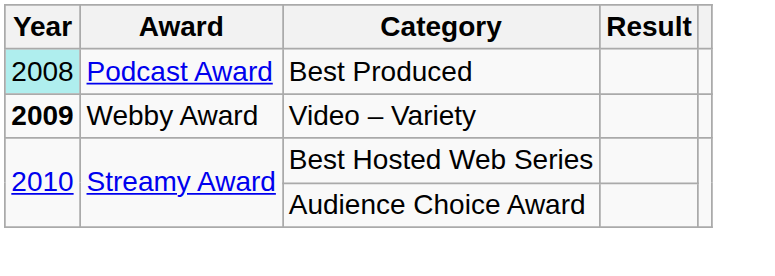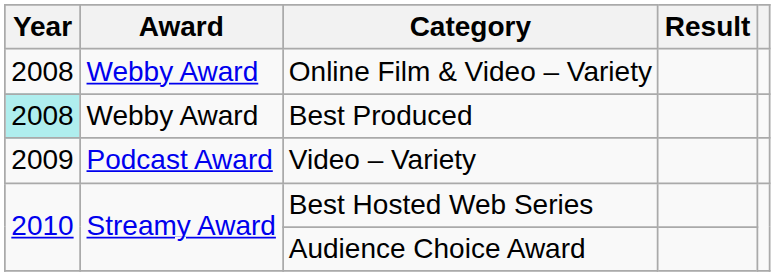+ row: (470, 71)
(180, 71) Podcast Award -> (172, 115) Webby Award
(42, 115) bold -> (42, 159) normal
(172, 115) Webby Award -> (180, 159) Podcast Award
